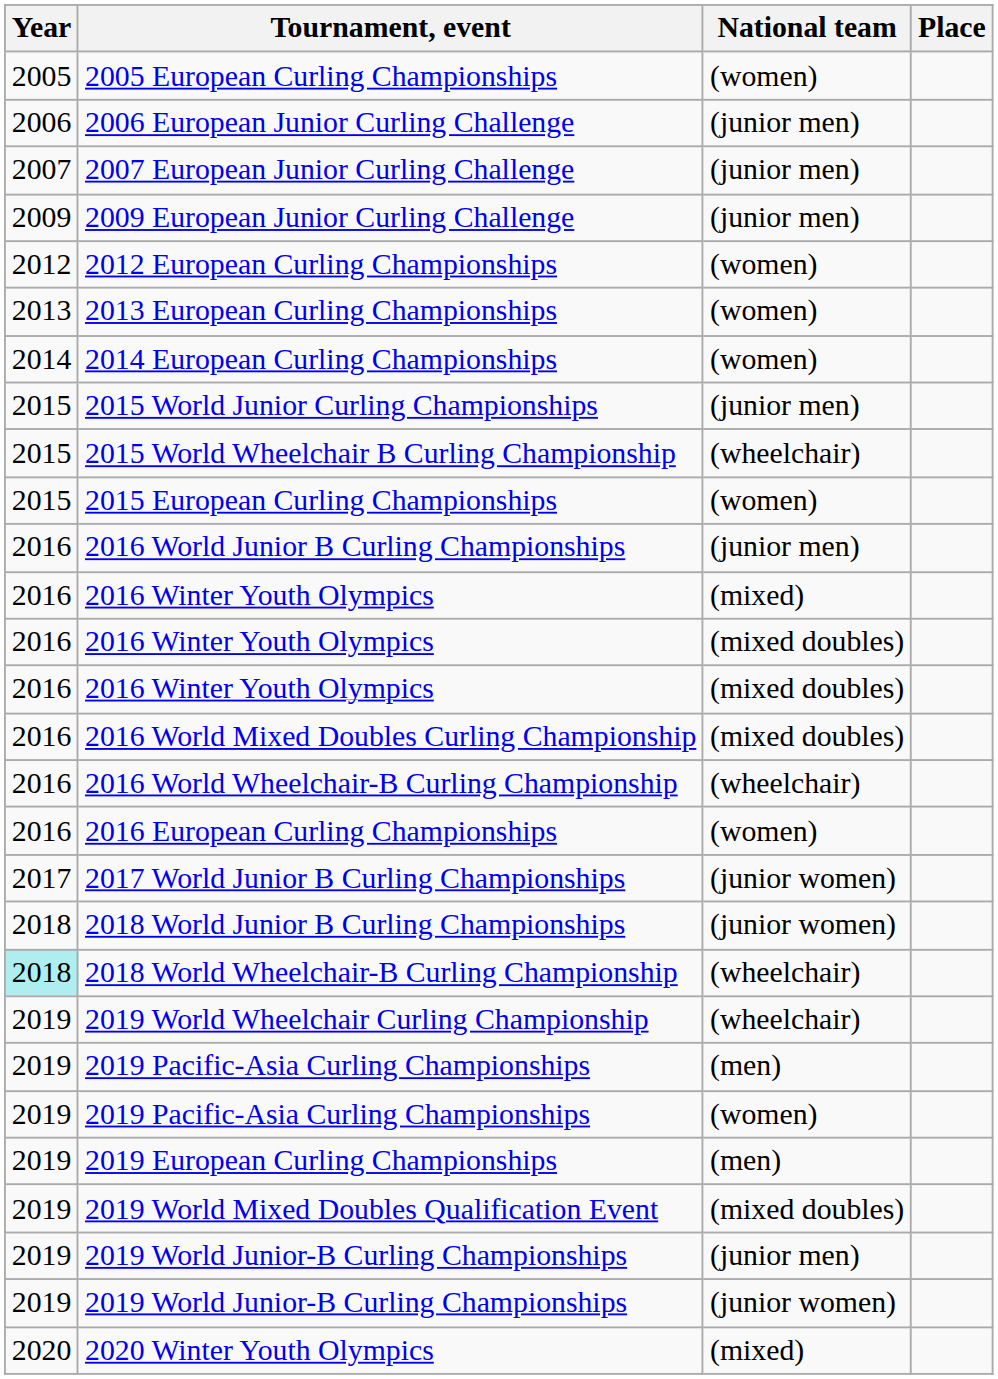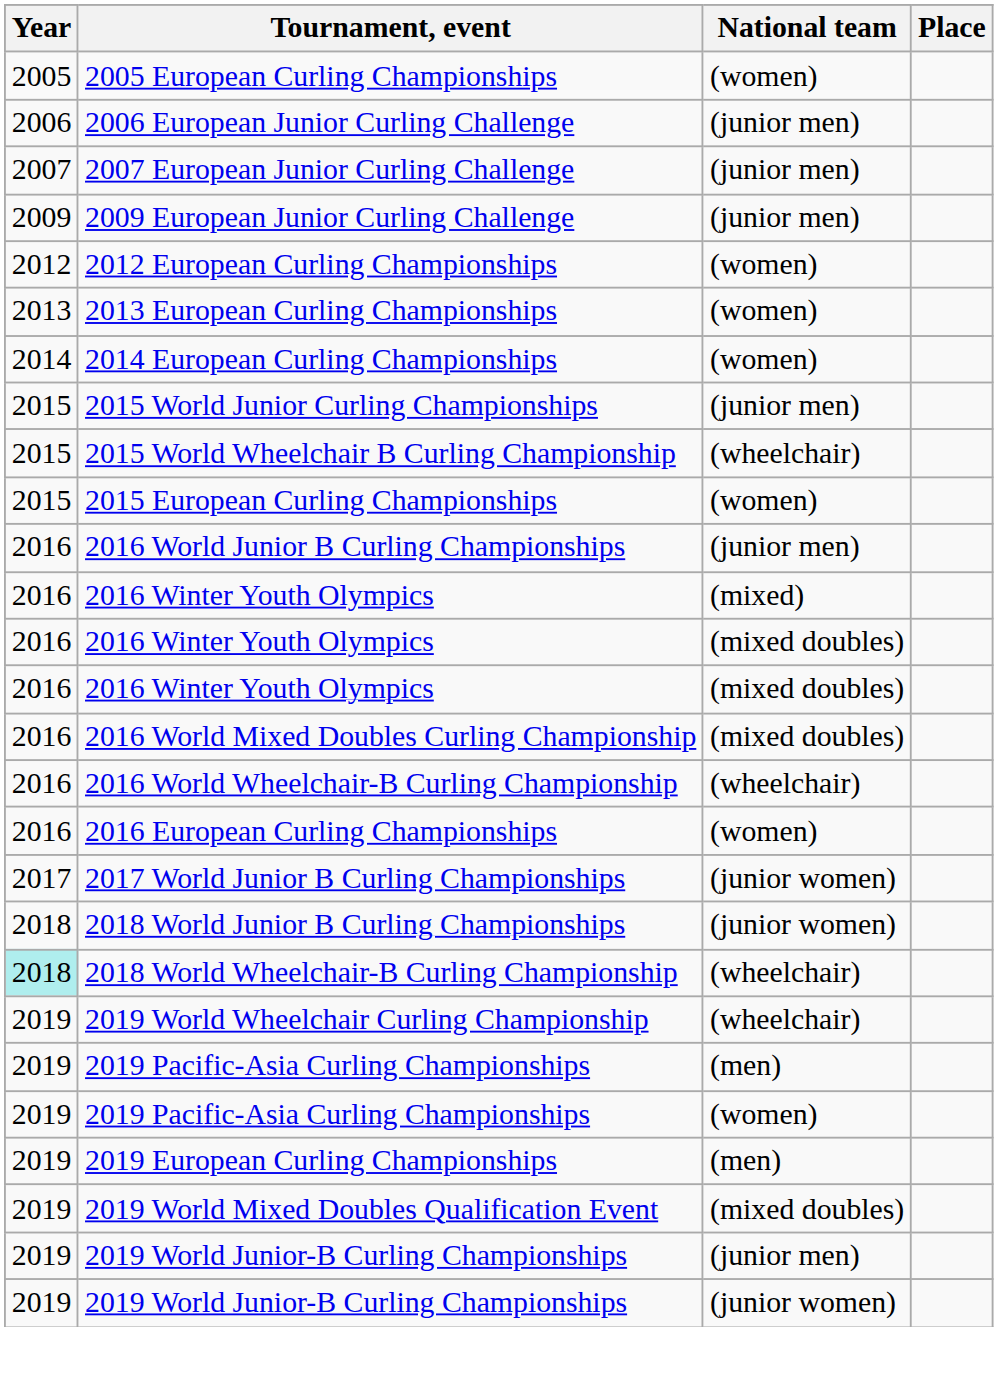- row: (259, 1349)
